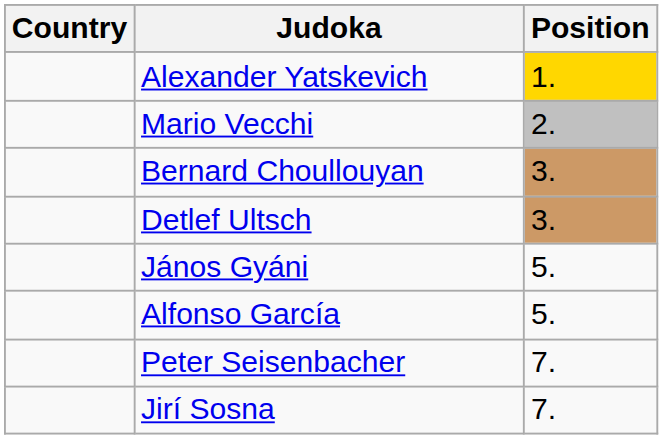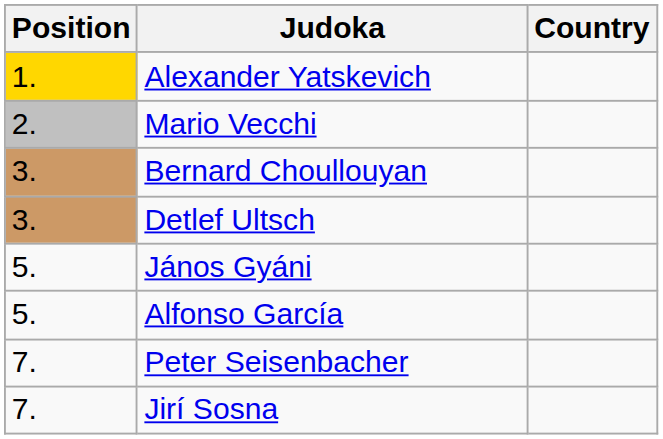columns swapped: (590, 28) <-> (70, 28)
